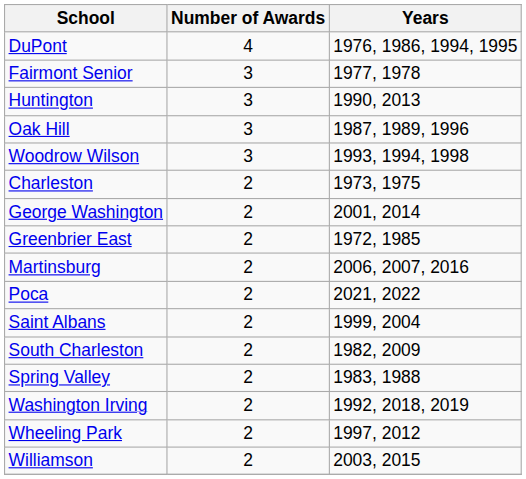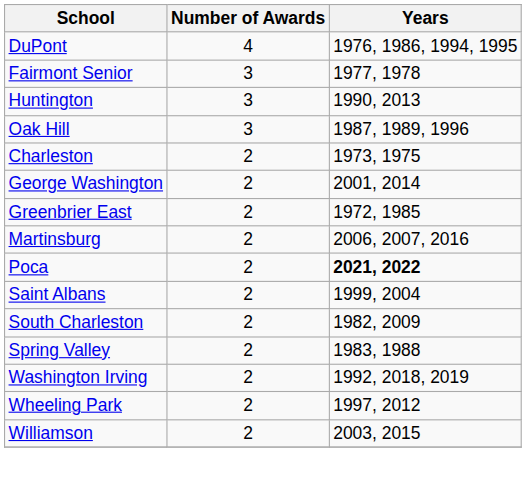- row: (74, 156)
(377, 294) normal -> (377, 267) bold
